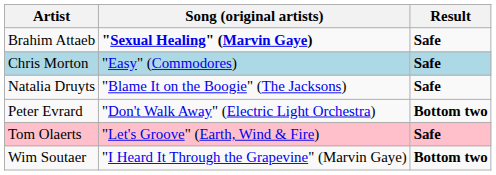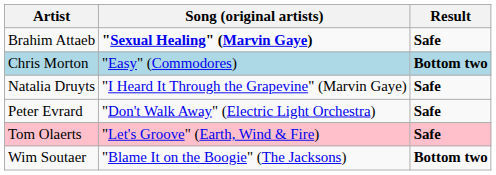(427, 63) Safe -> (451, 63) Bottom two
(224, 87) "Blame It on the Boogie" (The Jacksons) -> (254, 87) "I Heard It Through the Grapevine" (Marvin Gaye)
(451, 110) Bottom two -> (427, 110) Safe
(254, 157) "I Heard It Through the Grapevine" (Marvin Gaye) -> (224, 157) "Blame It on the Boogie" (The Jacksons)
